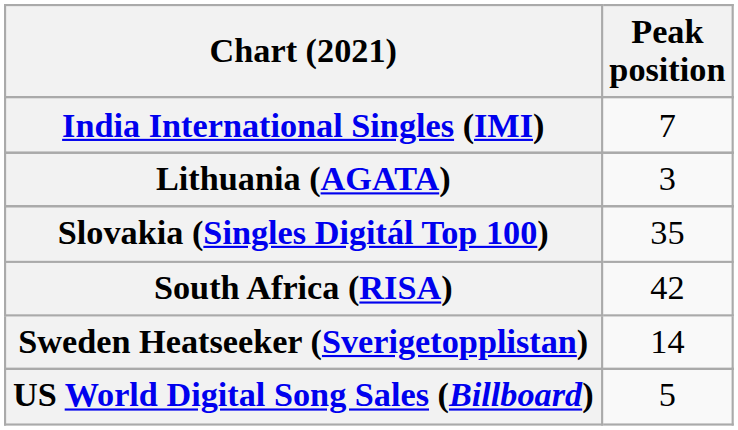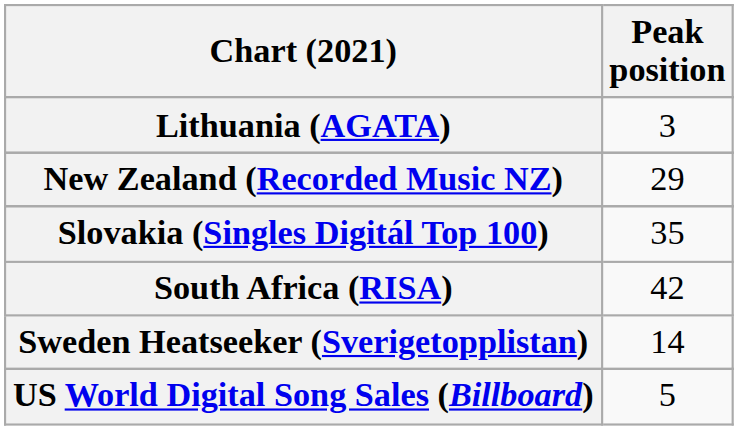- row: (303, 124)
+ row: (303, 178)
